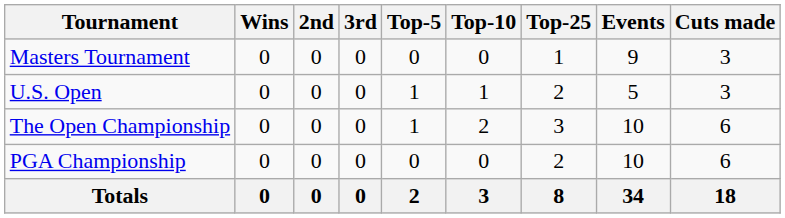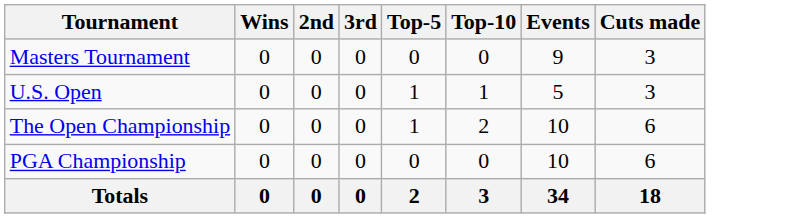- column: (559, 21)
